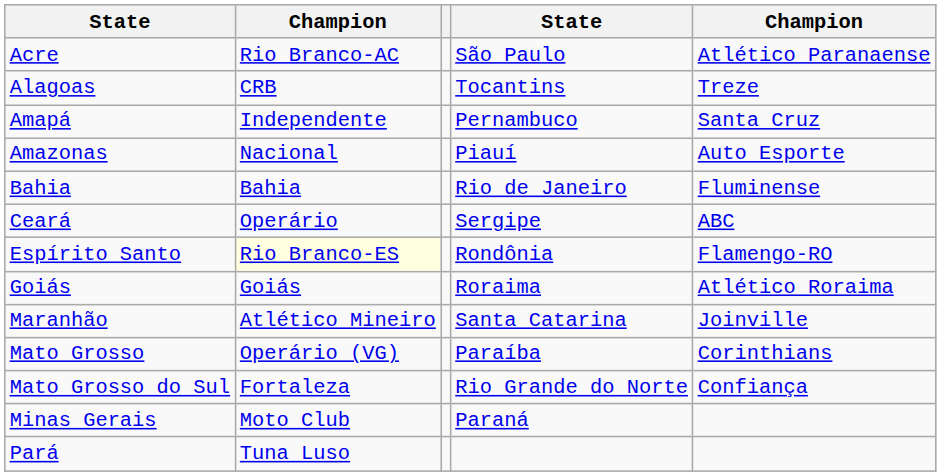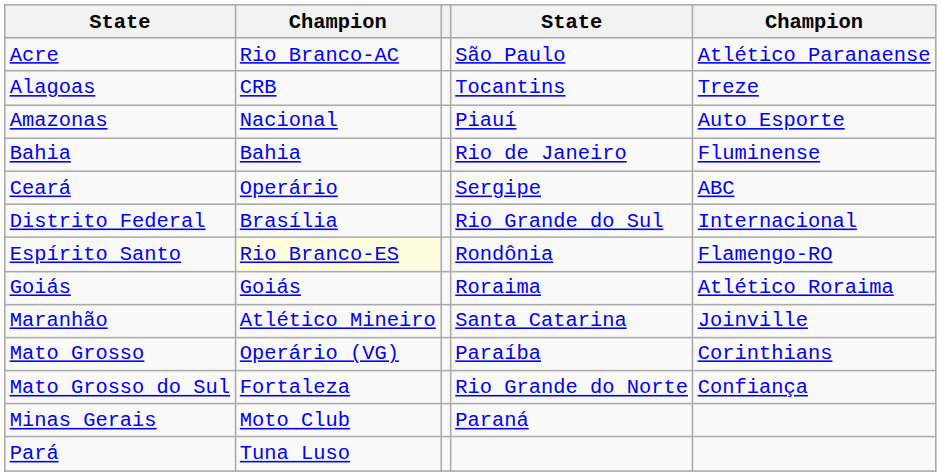- row: (40, 121)
+ row: (108, 221)
